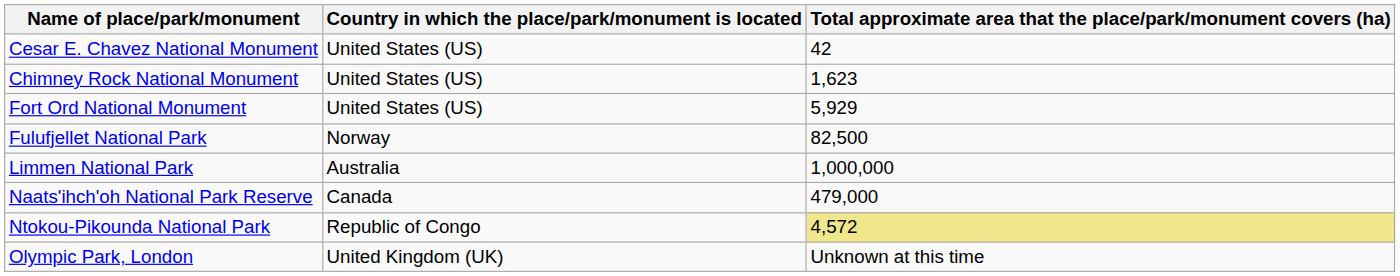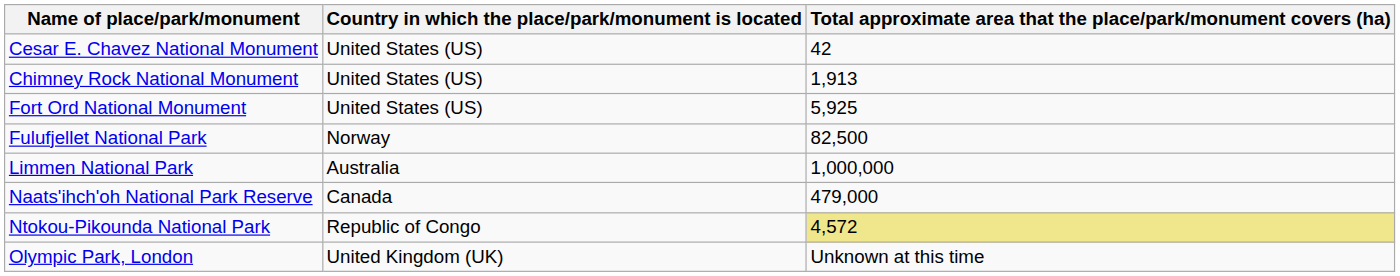(834, 78) 1,623 -> (834, 78) 1,913
(834, 108) 5,929 -> (834, 108) 5,925
